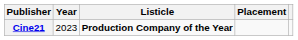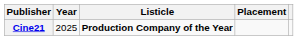(66, 27) 2023 -> (66, 27) 2025
